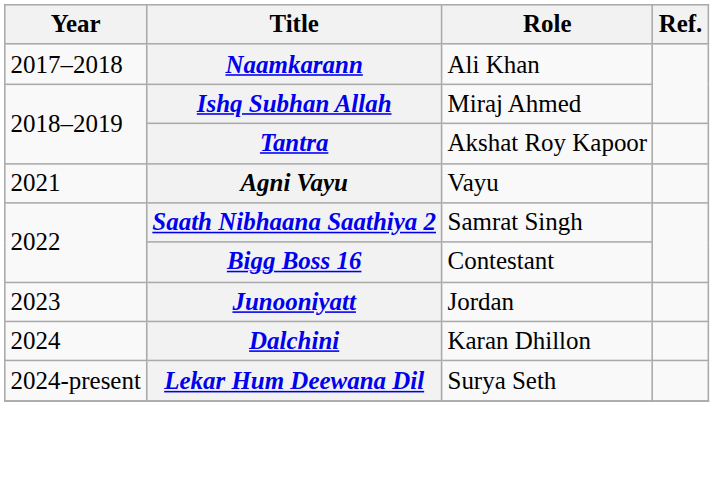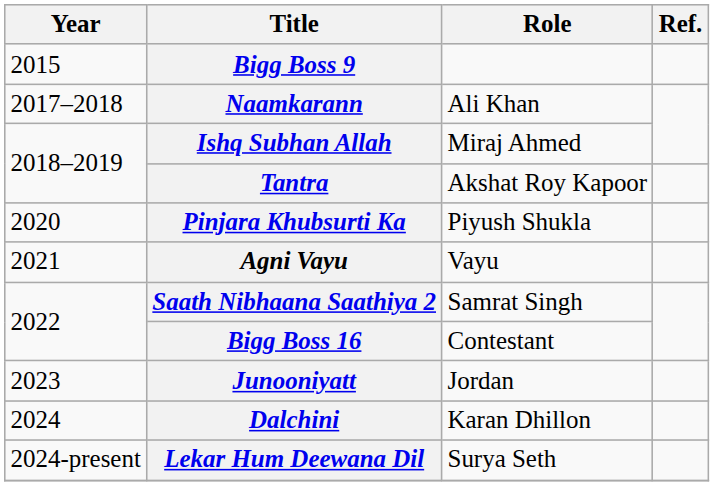+ row: (294, 63)
+ row: (294, 222)
